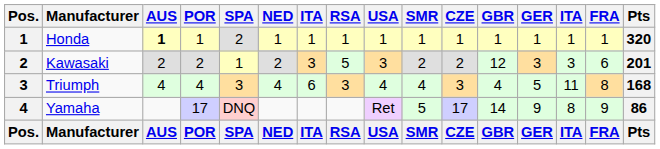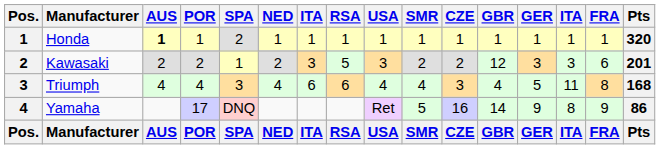(345, 85) 3 -> (345, 85) 6
(460, 108) 17 -> (460, 108) 16
